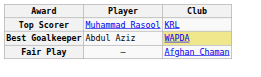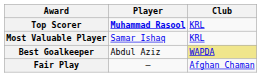(123, 25) normal -> (148, 25) bold
+ row: (56, 38)
